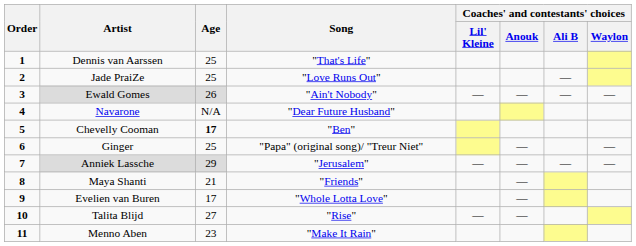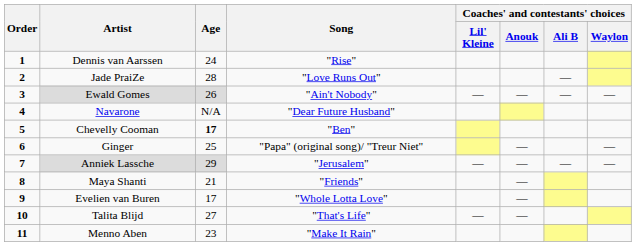(211, 60) 25 -> (211, 60) 24
(341, 60) "That's Life" -> (341, 60) "Rise"
(211, 77) 25 -> (211, 77) 28
(341, 215) "Rise" -> (341, 215) "That's Life"
